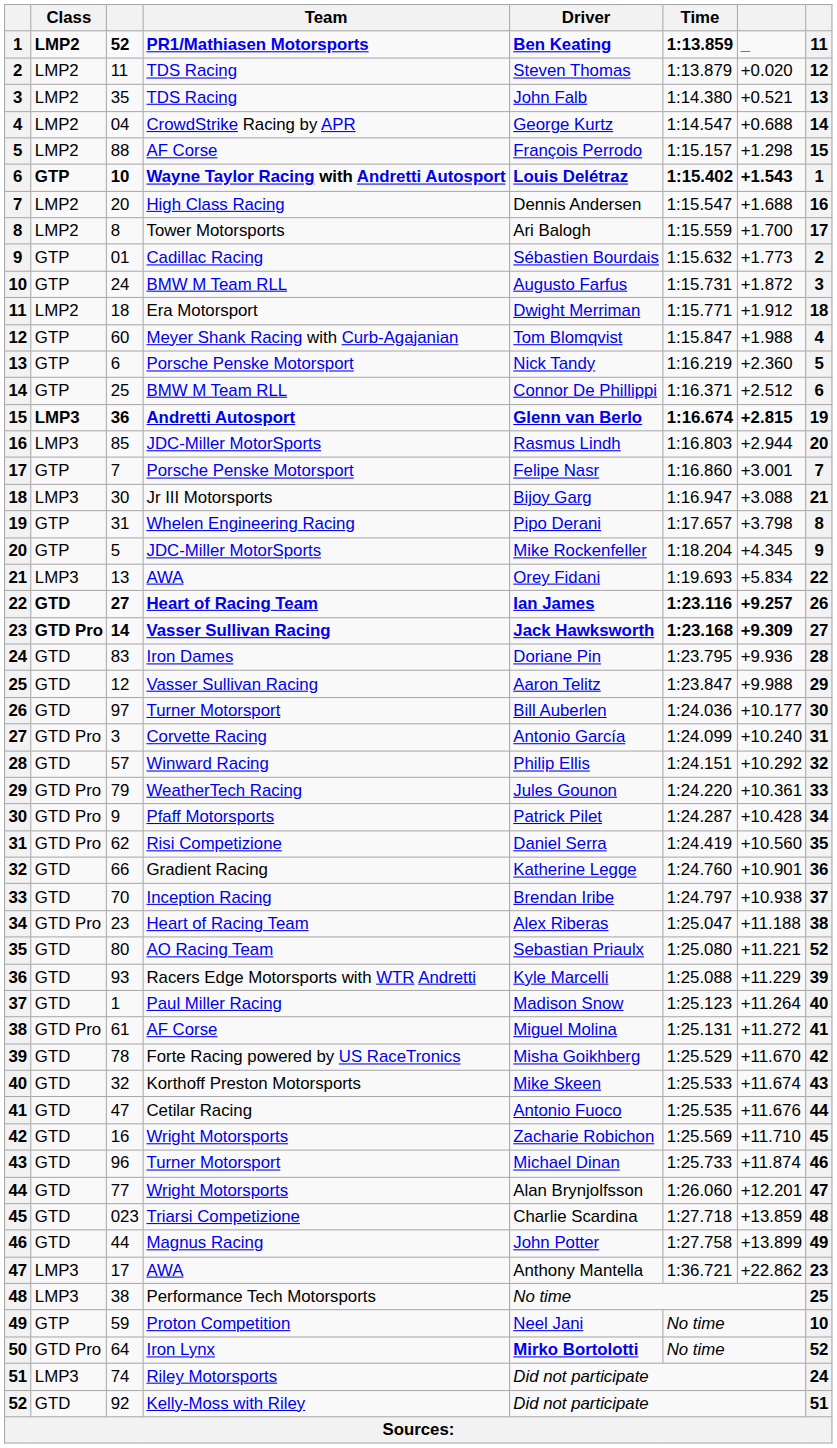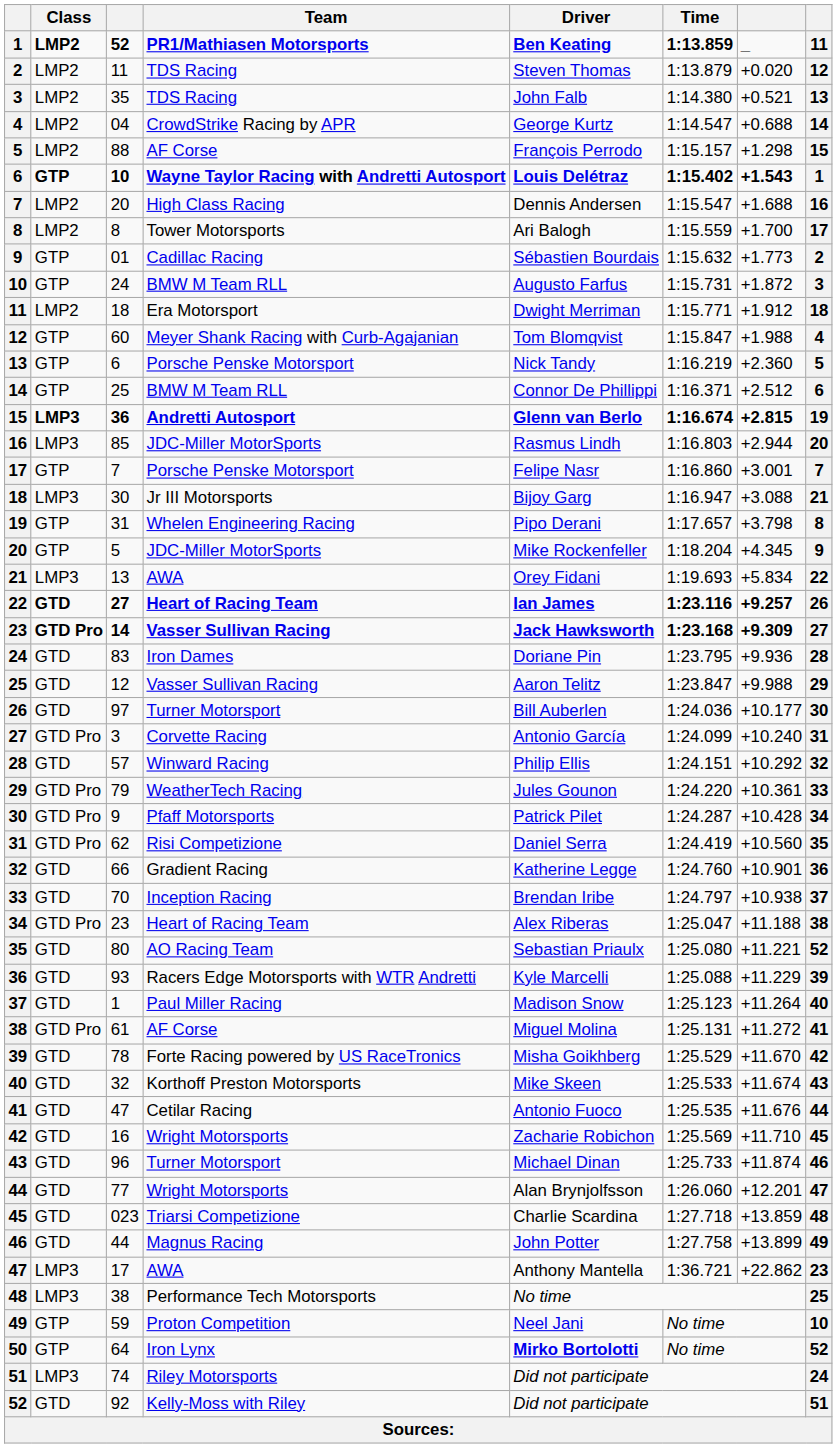(68, 1350) GTD Pro -> (52, 1350) GTP
